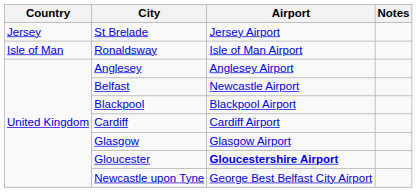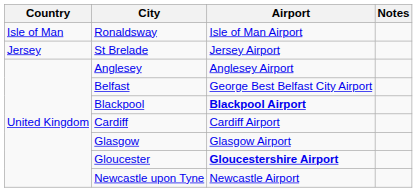rows swapped: (126, 50) <-> (121, 31)
(254, 86) Newcastle Airport -> (291, 86) George Best Belfast City Airport
(253, 104) normal -> (258, 104) bold
(291, 178) George Best Belfast City Airport -> (254, 178) Newcastle Airport
